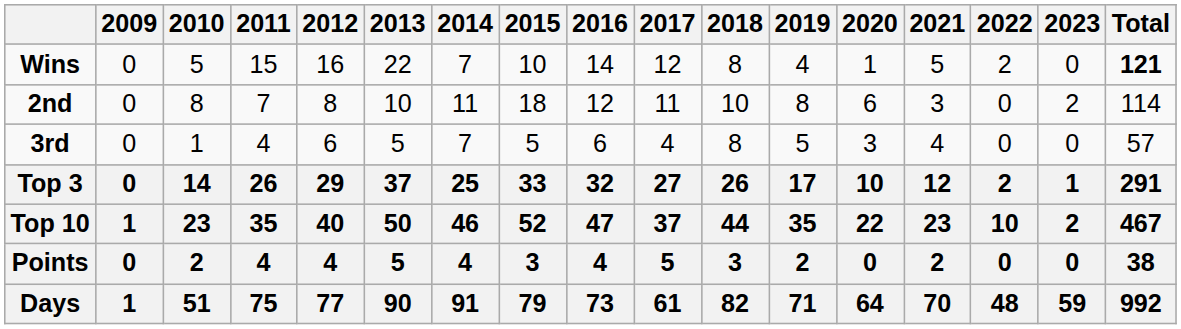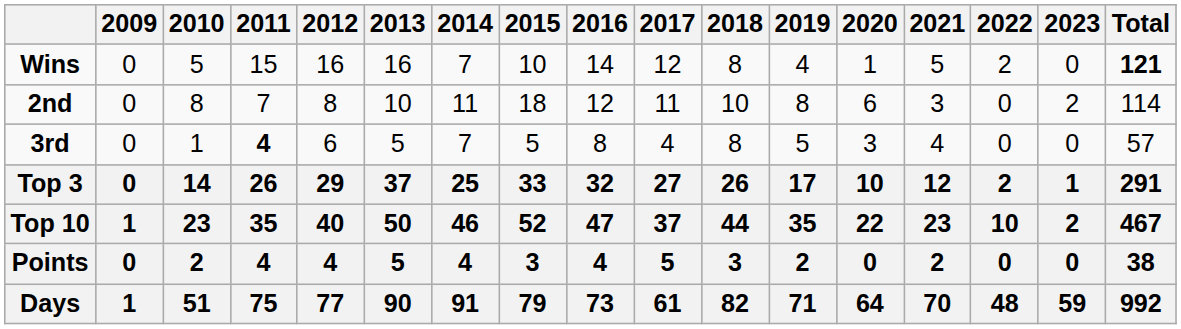(398, 64) 22 -> (398, 64) 16
(263, 143) normal -> (263, 143) bold
(600, 143) 6 -> (600, 143) 8
